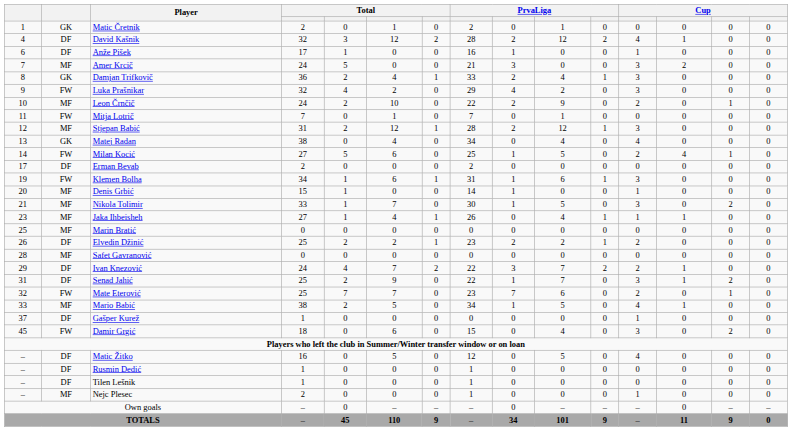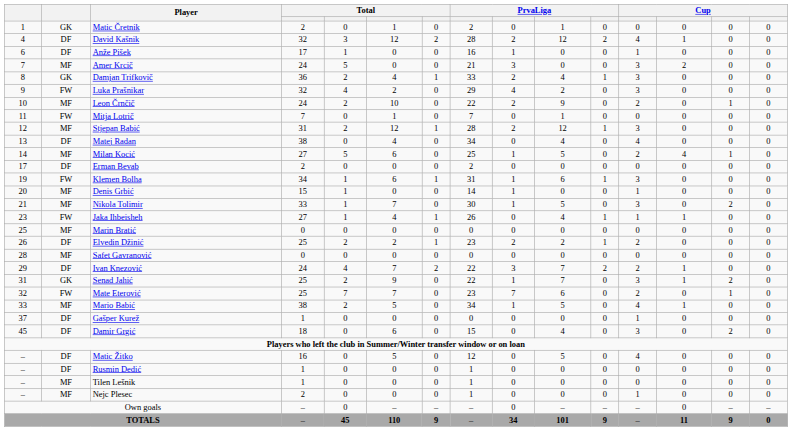(66, 141) GK -> (66, 141) DF
(66, 153) FW -> (66, 153) MF
(66, 217) MF -> (66, 217) FW
(66, 280) DF -> (66, 280) GK
(66, 331) FW -> (66, 331) DF
(66, 381) DF -> (66, 381) MF
